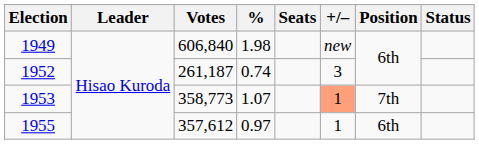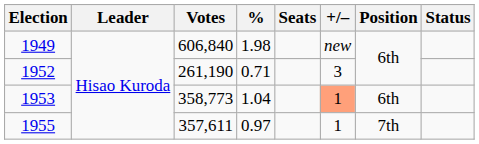(206, 71) 261,187 -> (206, 71) 261,190
(256, 71) 0.74 -> (256, 71) 0.71
(256, 98) 1.07 -> (256, 98) 1.04
(388, 98) 7th -> (388, 98) 6th
(206, 125) 357,612 -> (206, 125) 357,611
(388, 125) 6th -> (388, 125) 7th
